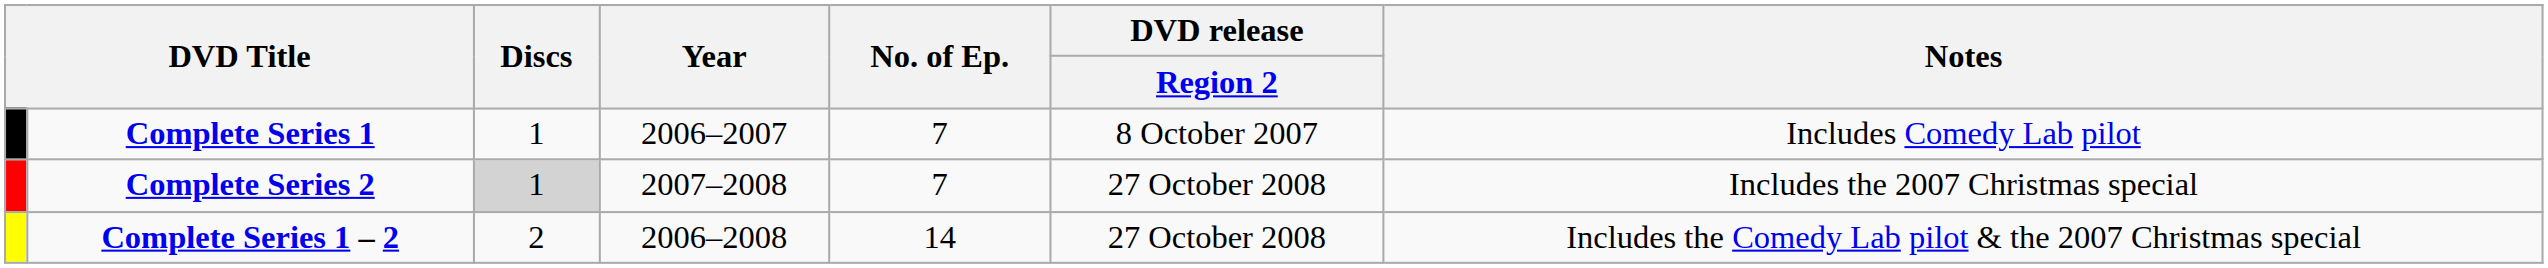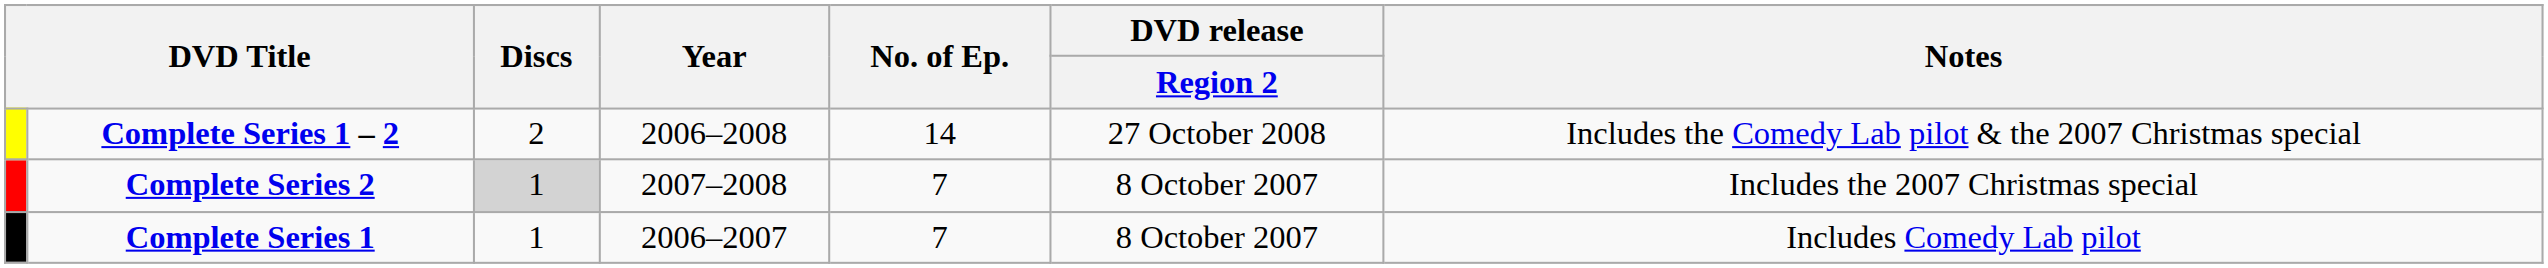rows swapped: (250, 133) <-> (250, 236)
(1217, 184) 27 October 2008 -> (1217, 184) 8 October 2007
